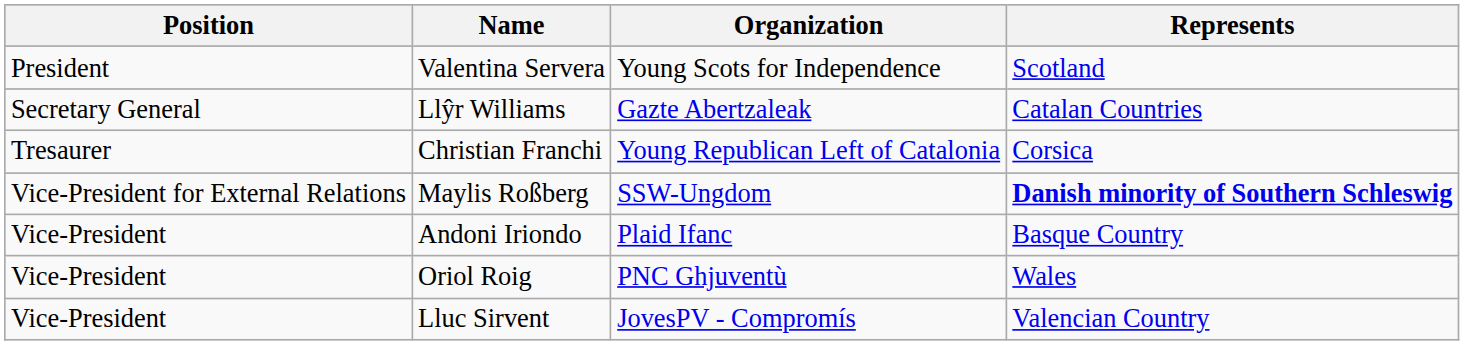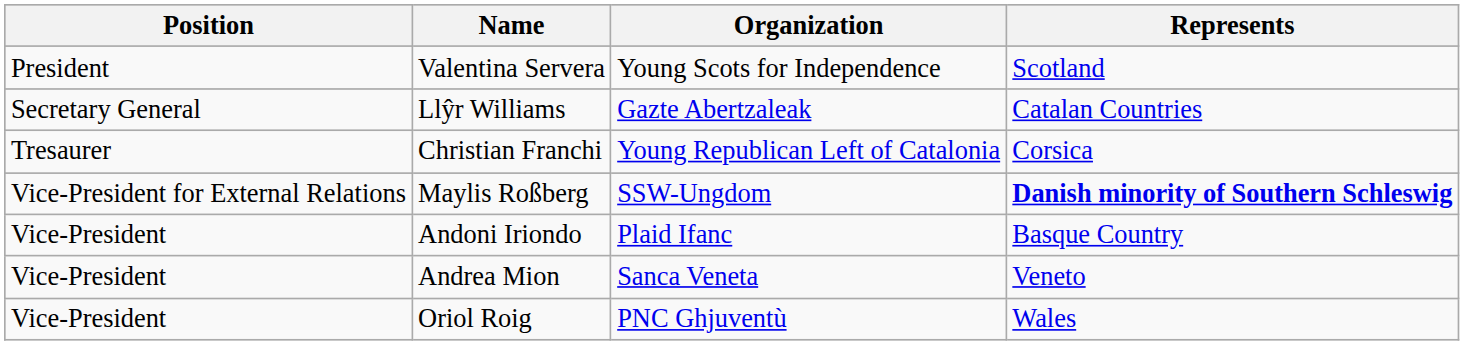+ row: (489, 276)
- row: (484, 318)
